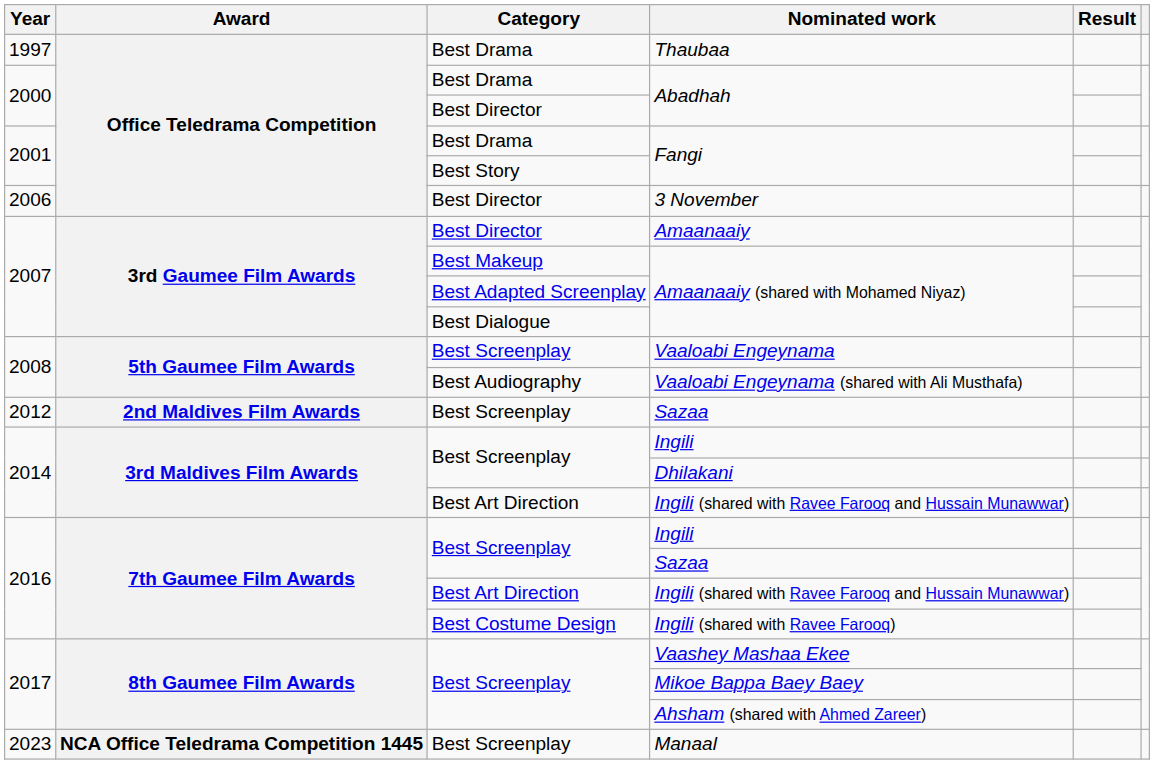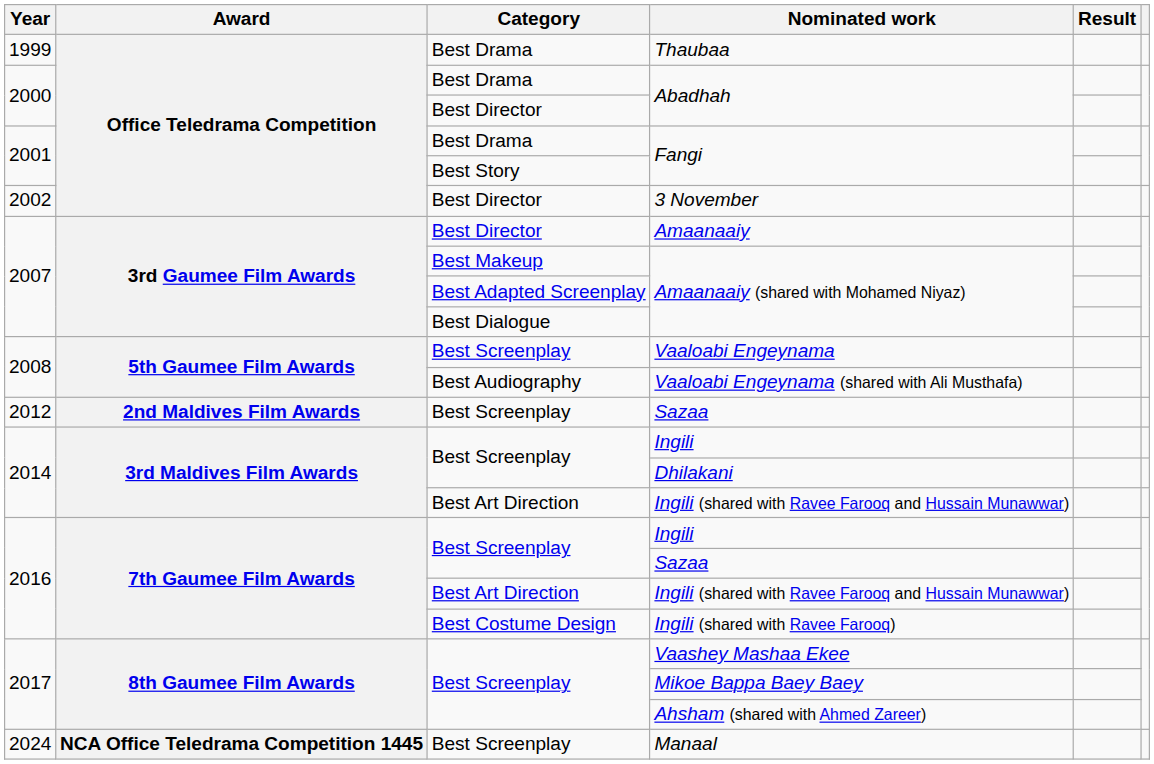(30, 49) 1997 -> (30, 49) 1999
(30, 200) 2006 -> (30, 200) 2002
(30, 744) 2023 -> (30, 744) 2024
